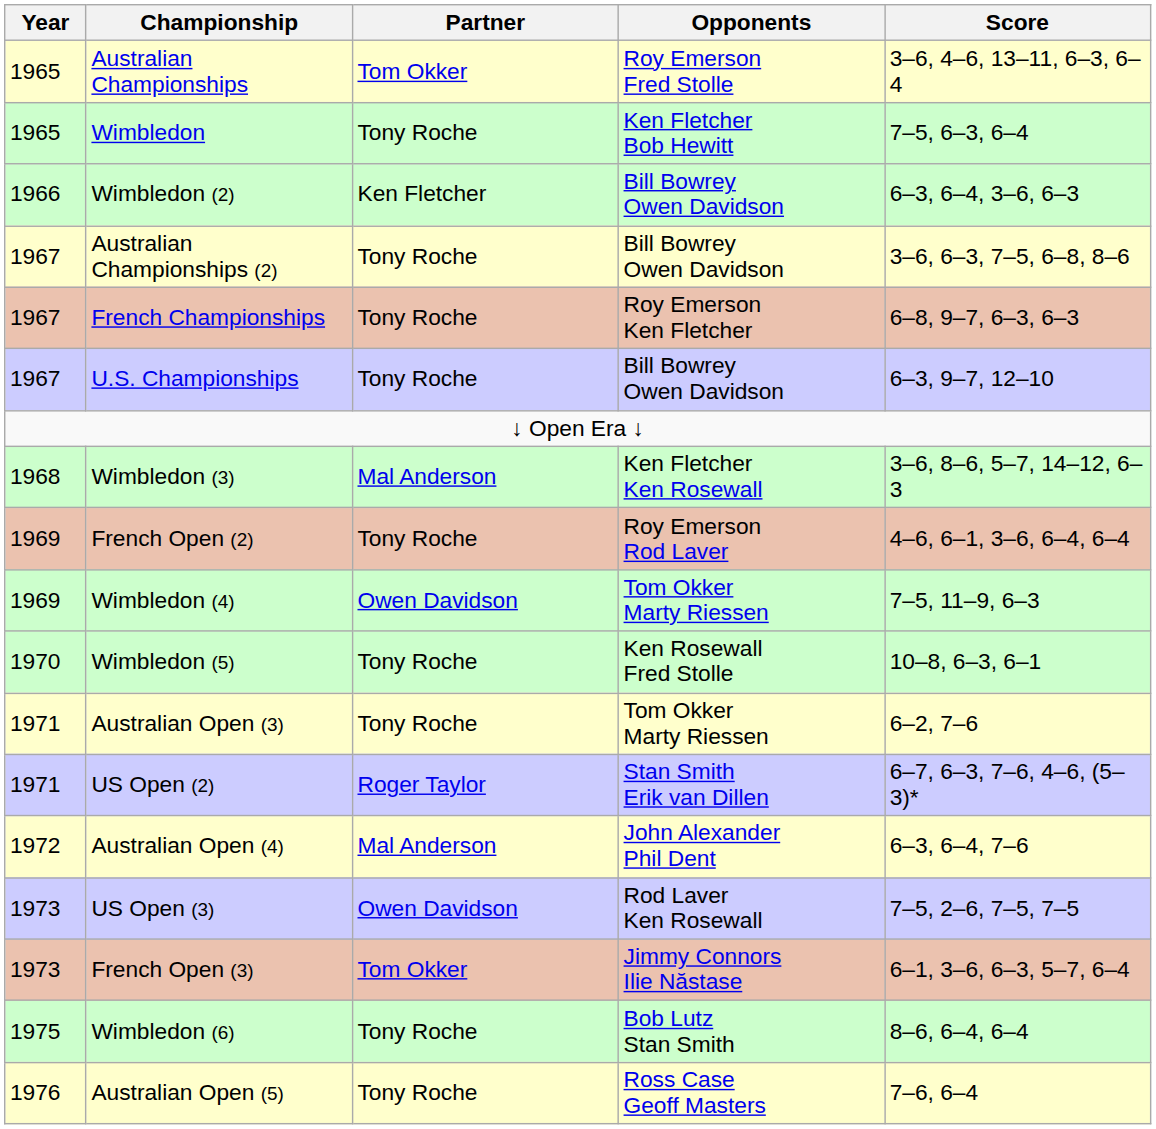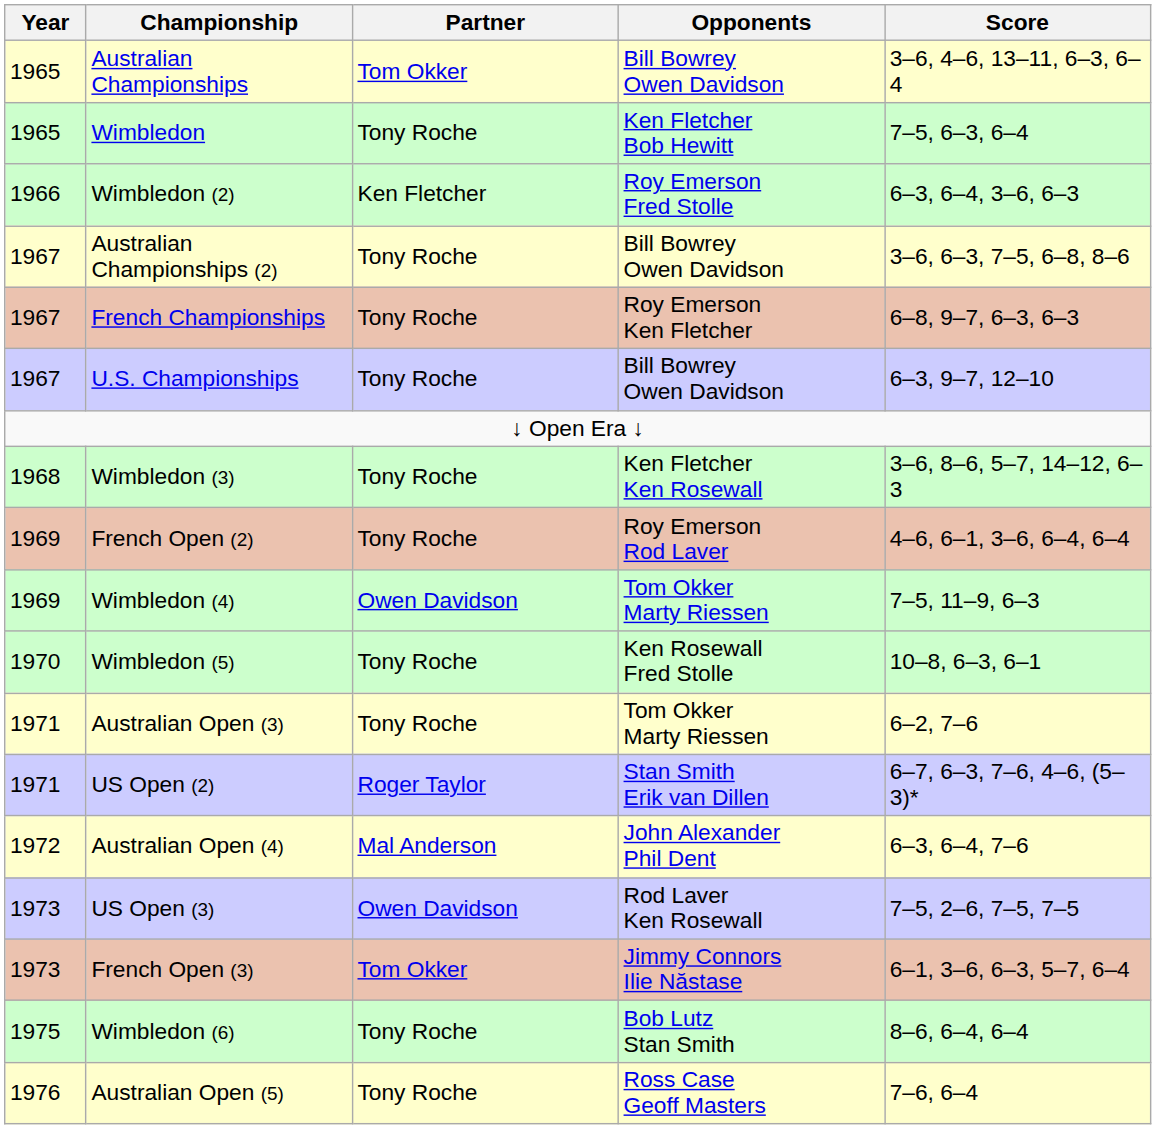(692, 71) Roy Emerson Fred Stolle -> (704, 71) Bill Bowrey Owen Davidson
(704, 194) Bill Bowrey Owen Davidson -> (692, 194) Roy Emerson Fred Stolle
(427, 476) Mal Anderson -> (417, 476) Tony Roche
